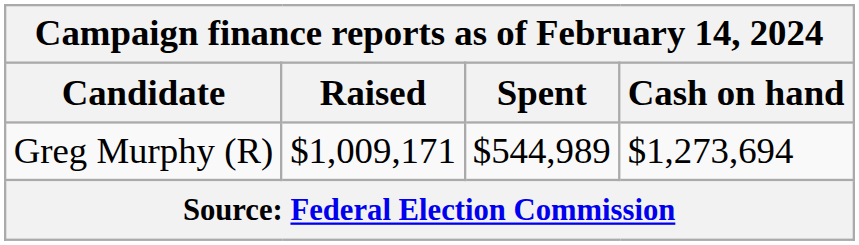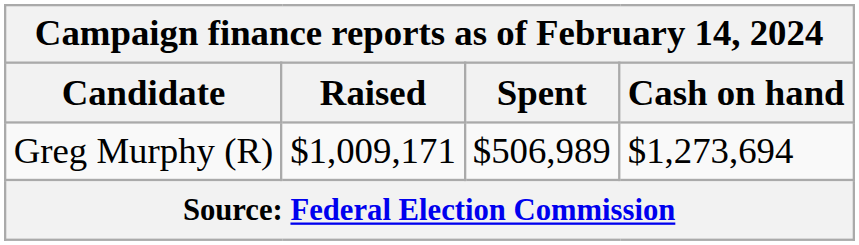(542, 150) $544,989 -> (542, 150) $506,989
